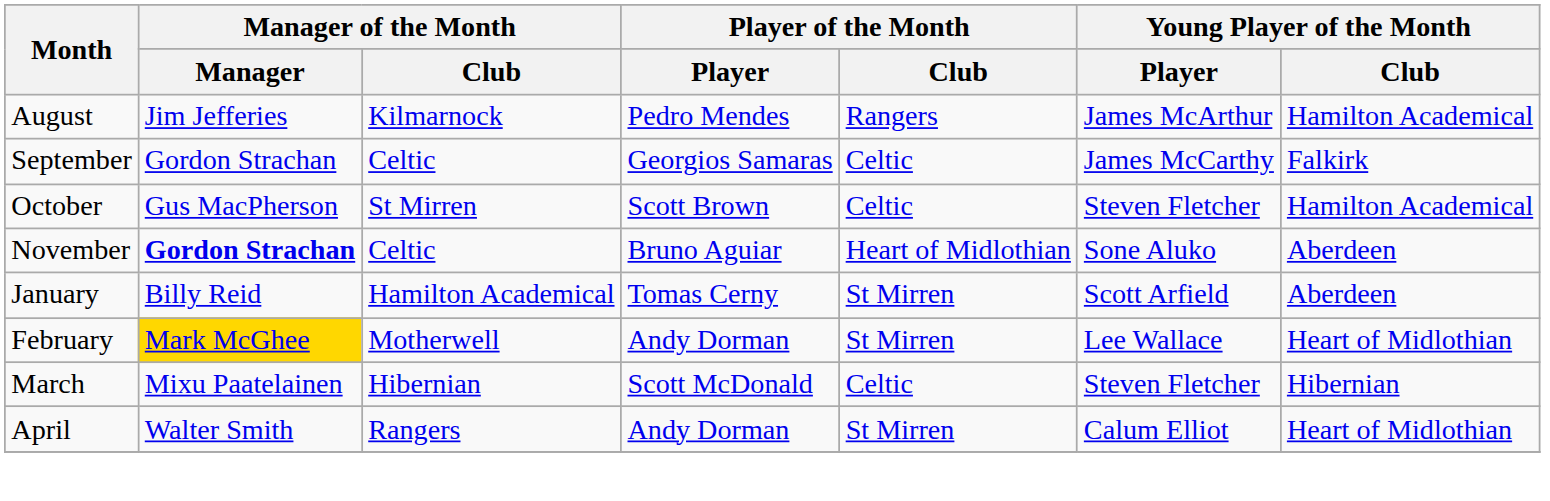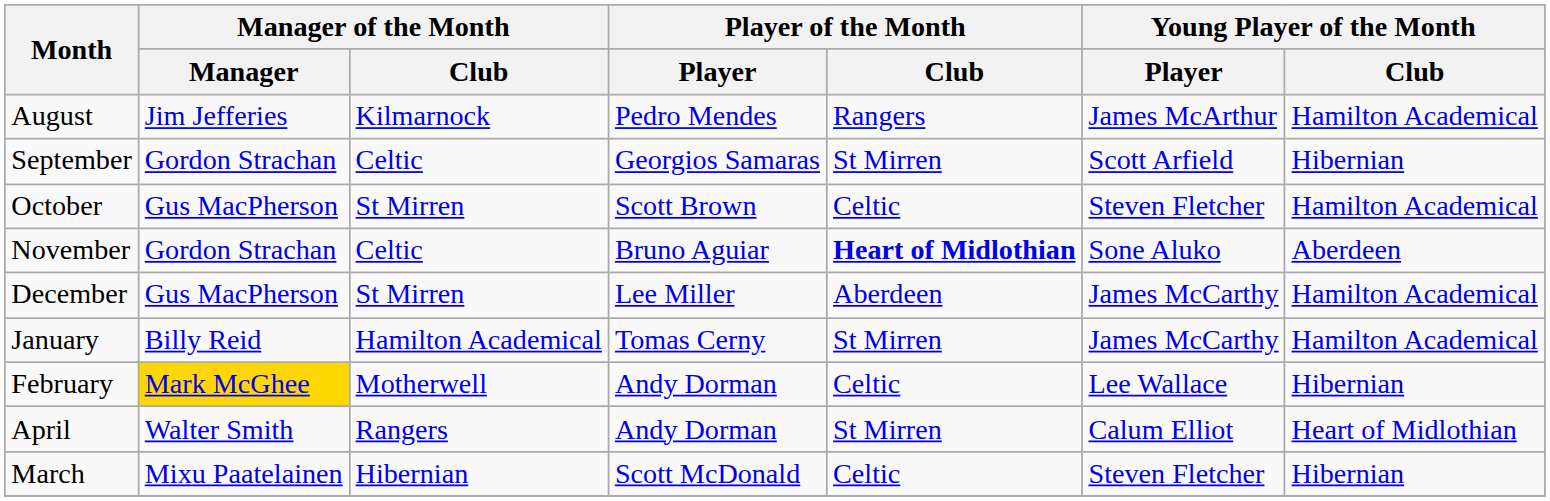(879, 160) Celtic -> (887, 160) St Mirren
(1179, 160) James McCarthy -> (1161, 160) Scott Arfield
(1328, 160) Falkirk -> (1348, 160) Hibernian
(250, 250) bold -> (241, 250) normal
(958, 250) normal -> (954, 250) bold
+ row: (69, 294)
(1156, 294) Scott Arfield -> (1184, 339) James McCarthy
(1342, 294) Aberdeen -> (1415, 339) Hamilton Academical
(900, 339) St Mirren -> (867, 384) Celtic
(1400, 339) Heart of Midlothian -> (1348, 384) Hibernian
rows swapped: (48, 384) <-> (41, 428)
